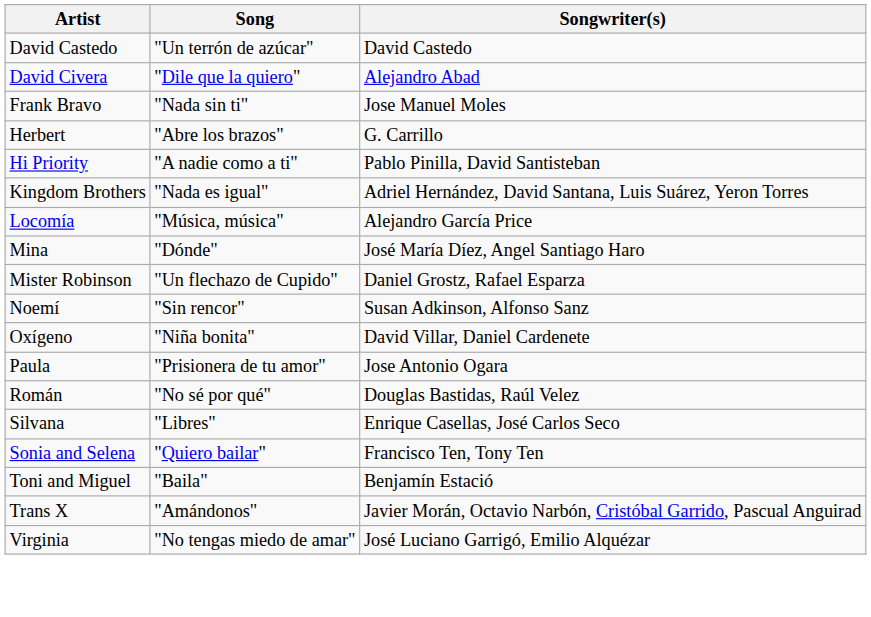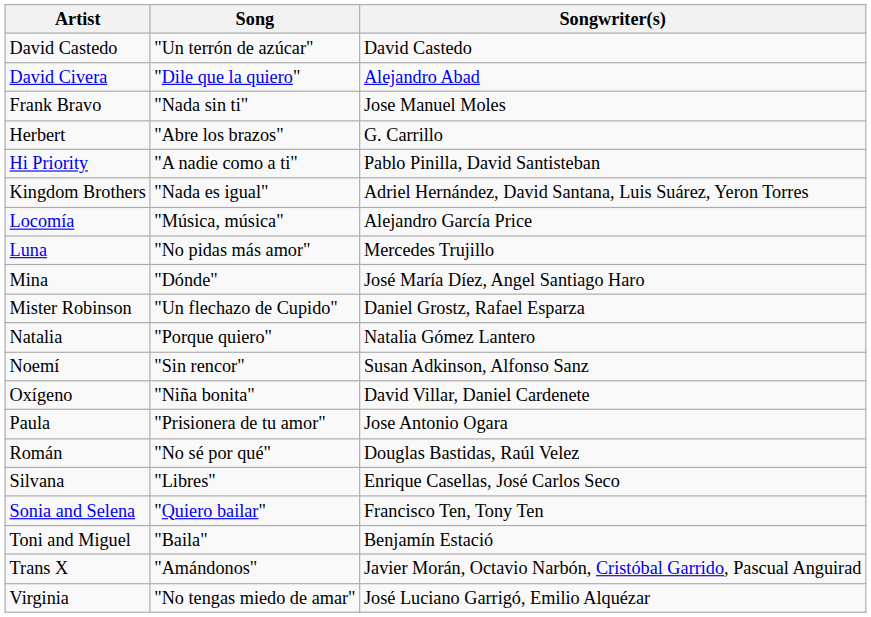+ row: (28, 250)
+ row: (36, 337)
